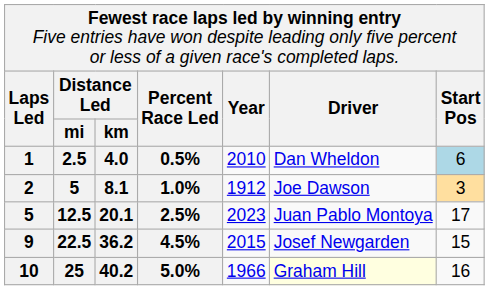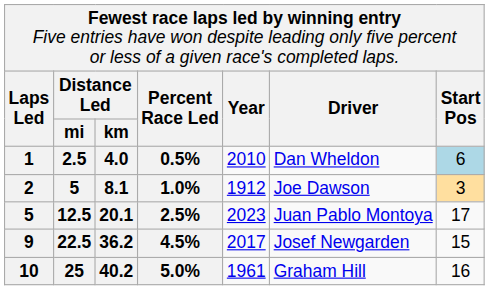(246, 243) 2015 -> (246, 243) 2017
(246, 270) 1966 -> (246, 270) 1961
(320, 270) lightyellow background -> (320, 270) no background
